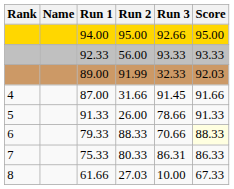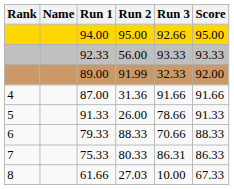(210, 74) 92.03 -> (210, 74) 92.00
(133, 94) 31.66 -> (133, 94) 31.36
(171, 94) 91.45 -> (171, 94) 91.66
(210, 134) lightyellow background -> (210, 134) no background
